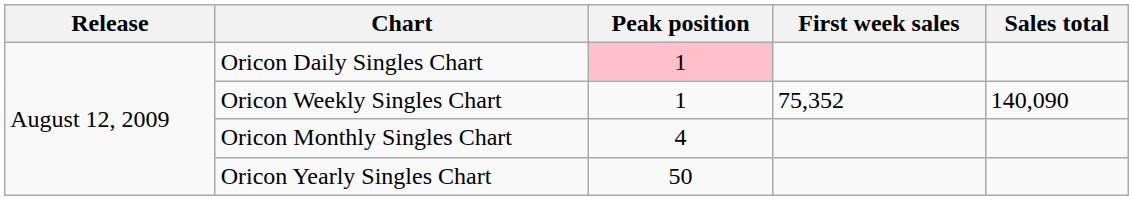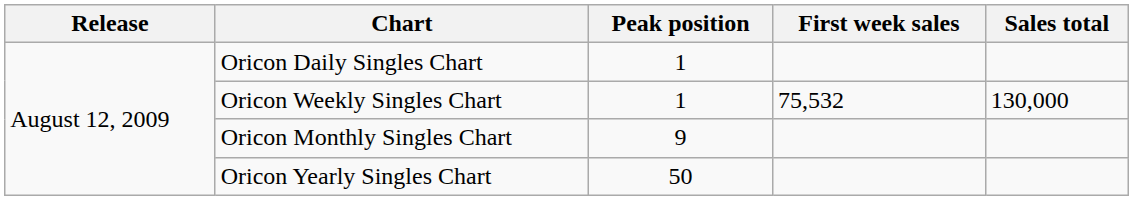(680, 61) pink background -> (680, 61) no background
(811, 99) 75,352 -> (811, 99) 75,532
(1030, 99) 140,090 -> (1030, 99) 130,000
(680, 137) 4 -> (680, 137) 9
